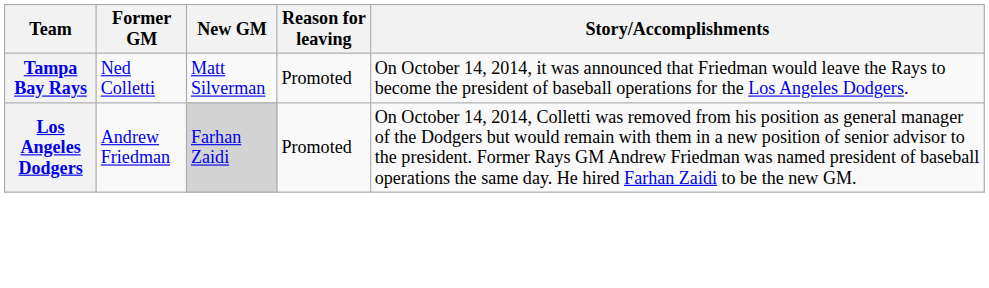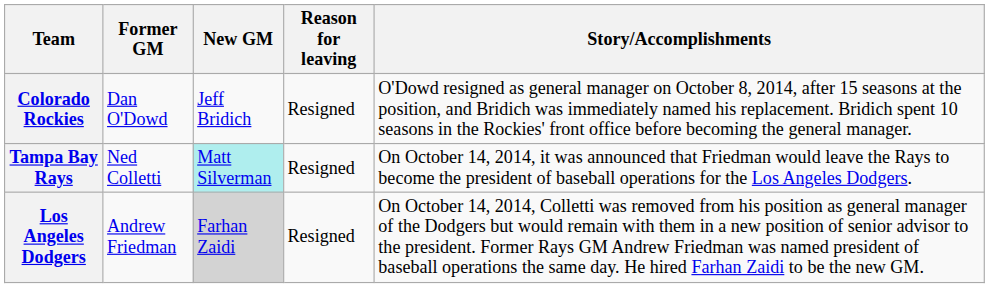+ row: (54, 108)
(228, 78) no background -> (234, 167) paleturquoise background
(317, 78) Promoted -> (321, 167) Resigned
(317, 147) Promoted -> (321, 237) Resigned
